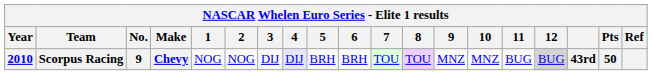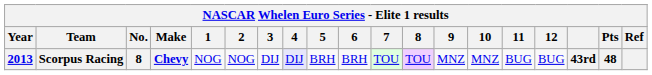(20, 59) 2010 -> (20, 59) 2013
(139, 59) 9 -> (139, 59) 8
(551, 59) lightgrey background -> (551, 59) no background
(610, 59) 50 -> (610, 59) 48
